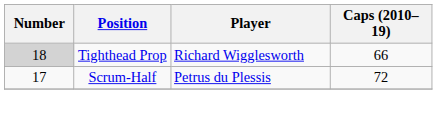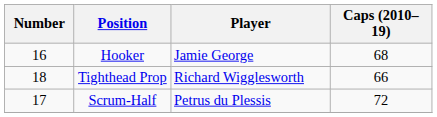+ row: (122, 54)
(39, 54) lightgrey background -> (39, 77) no background
